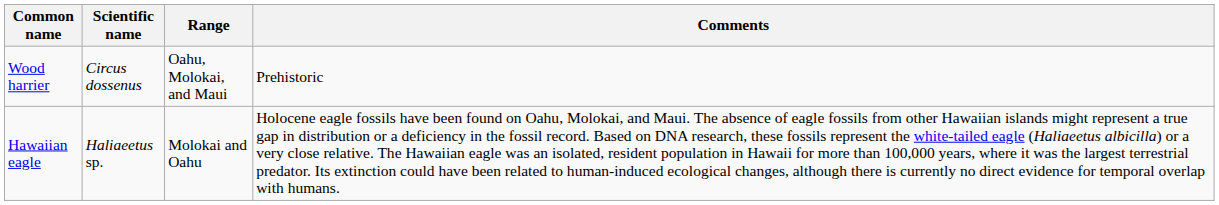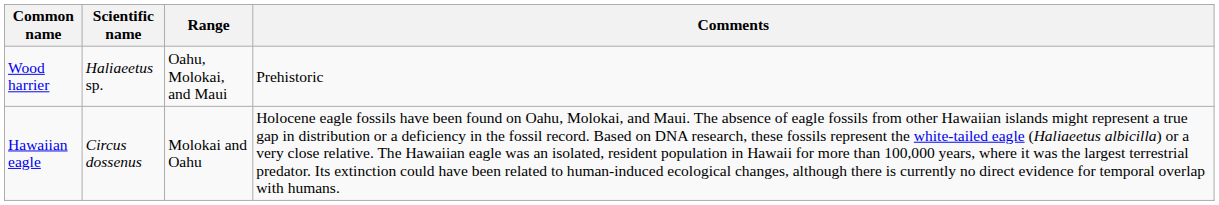(114, 76) Circus dossenus -> (119, 76) Haliaeetus sp.
(119, 153) Haliaeetus sp. -> (114, 153) Circus dossenus
